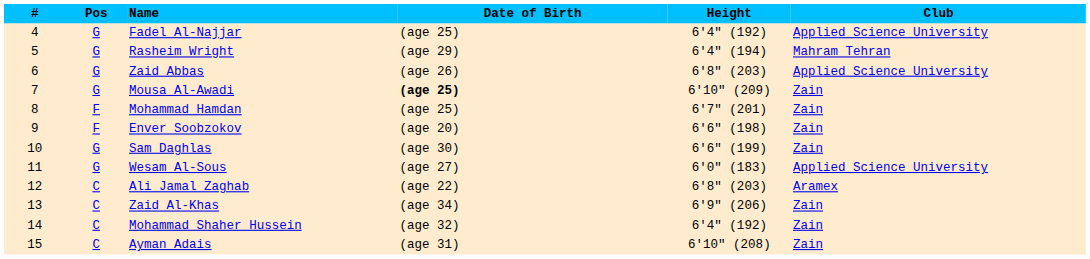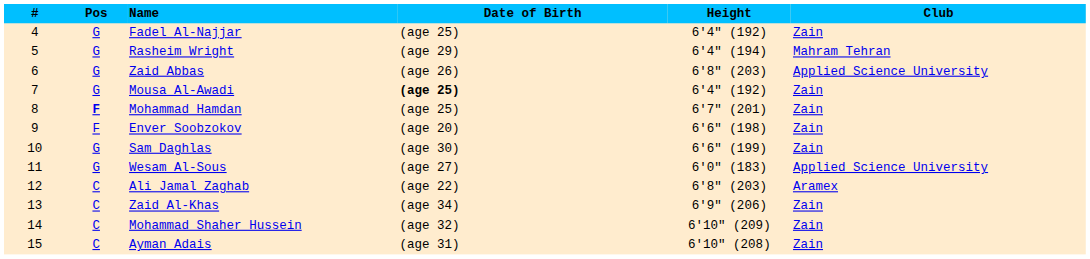(891, 33) Applied Science University -> (808, 33) Zain
(729, 91) 6'10" (209) -> (729, 91) 6'4" (192)
(96, 110) normal -> (96, 110) bold
(729, 225) 6'4" (192) -> (729, 225) 6'10" (209)
